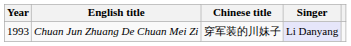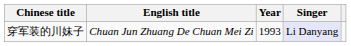columns swapped: (18, 13) <-> (242, 13)
